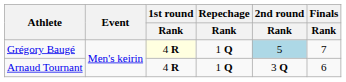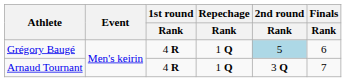(171, 49) lightyellow background -> (171, 49) no background
(324, 49) 7 -> (324, 49) 6
(324, 67) 6 -> (324, 67) 7
